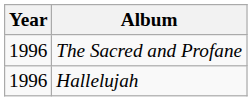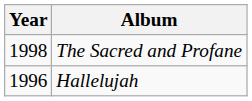(28, 50) 1996 -> (28, 50) 1998
